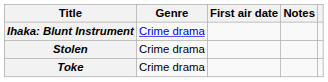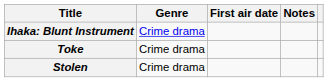rows swapped: (70, 49) <-> (70, 67)
